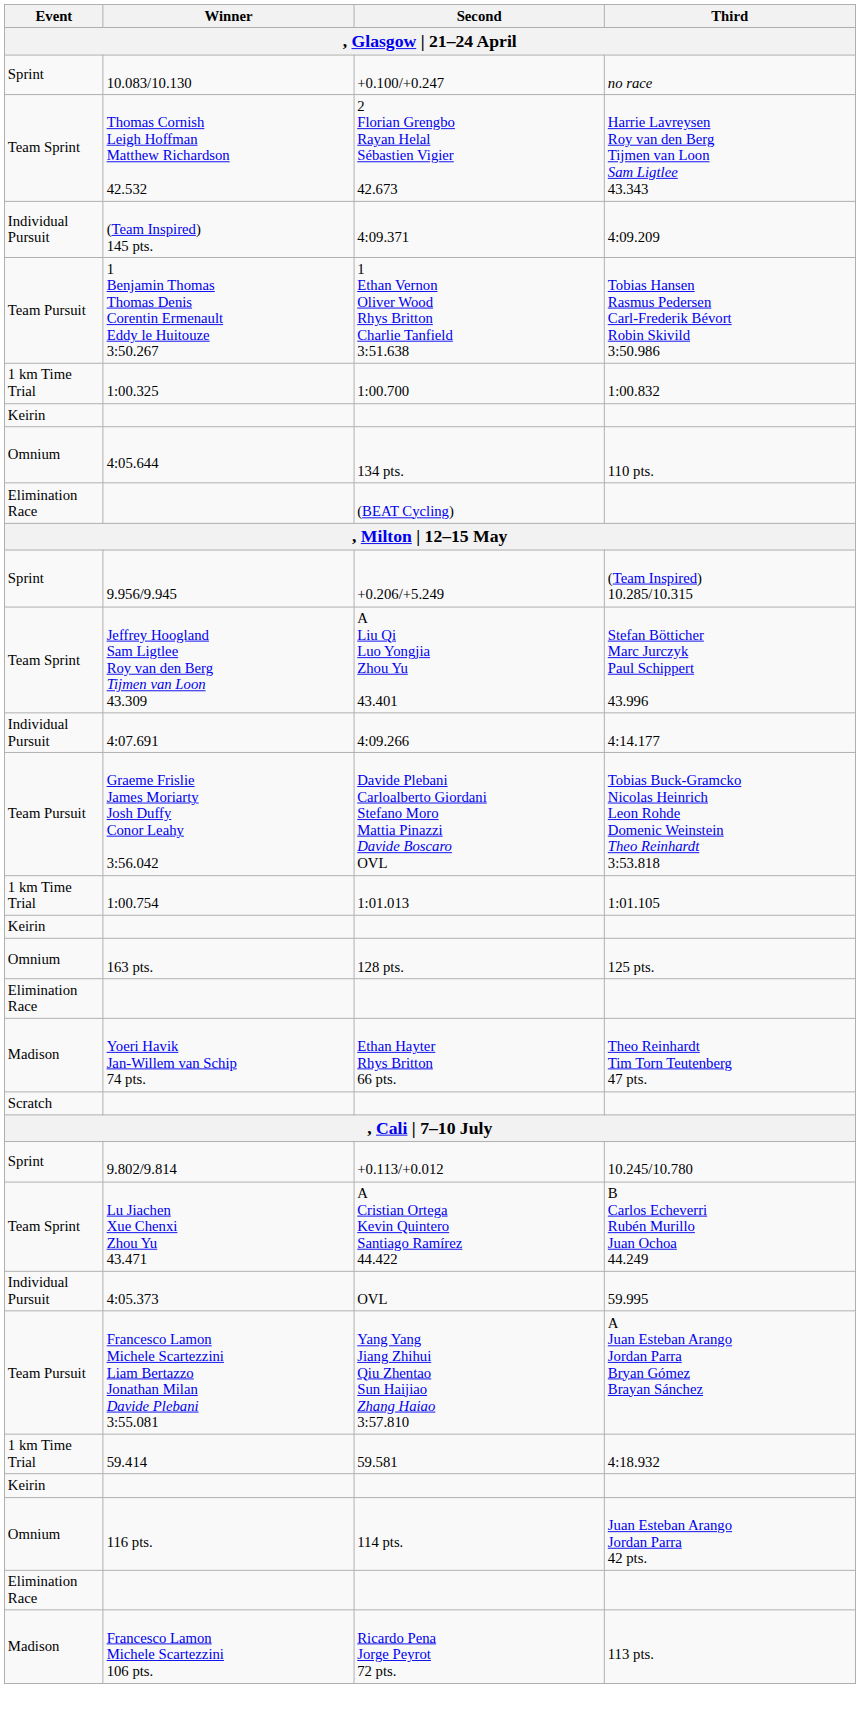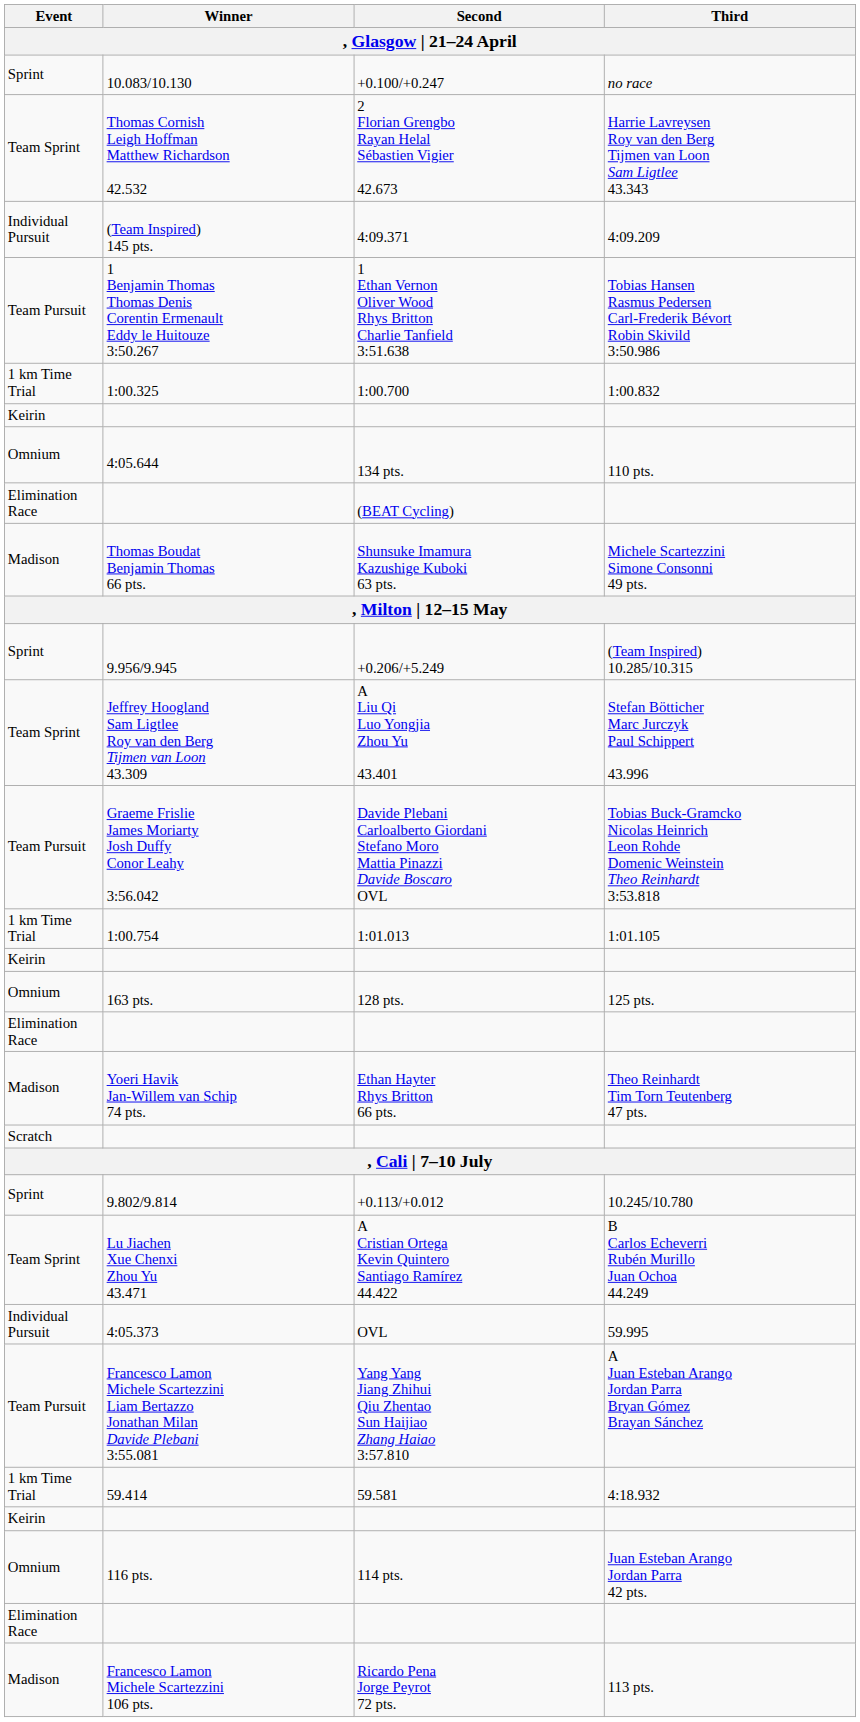+ row: (34, 559)
- row: (38, 732)
